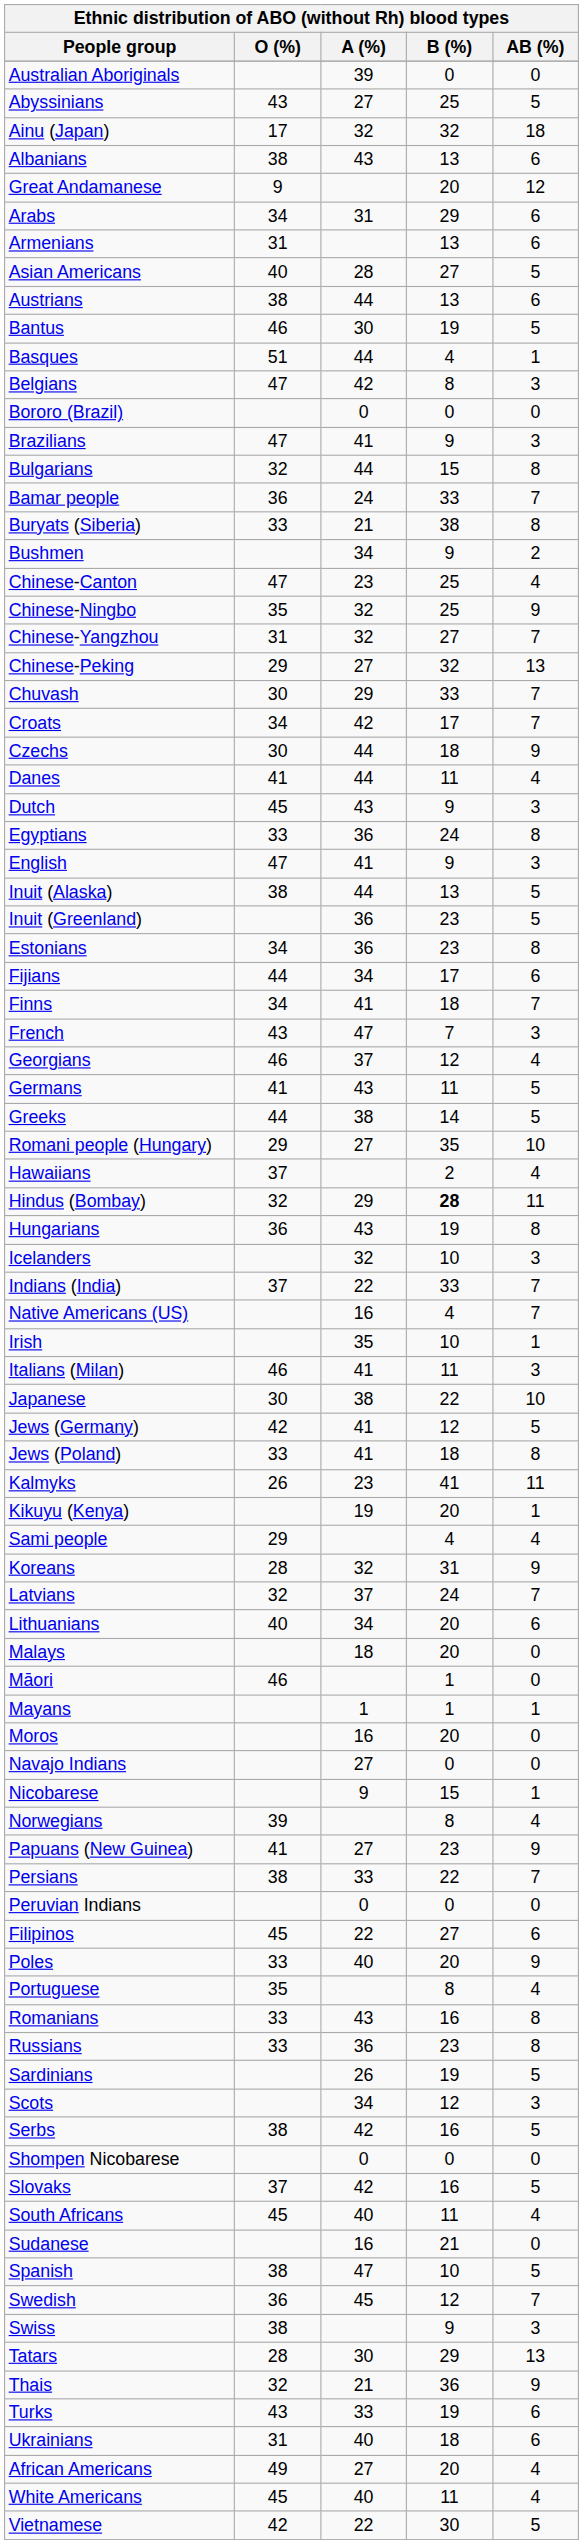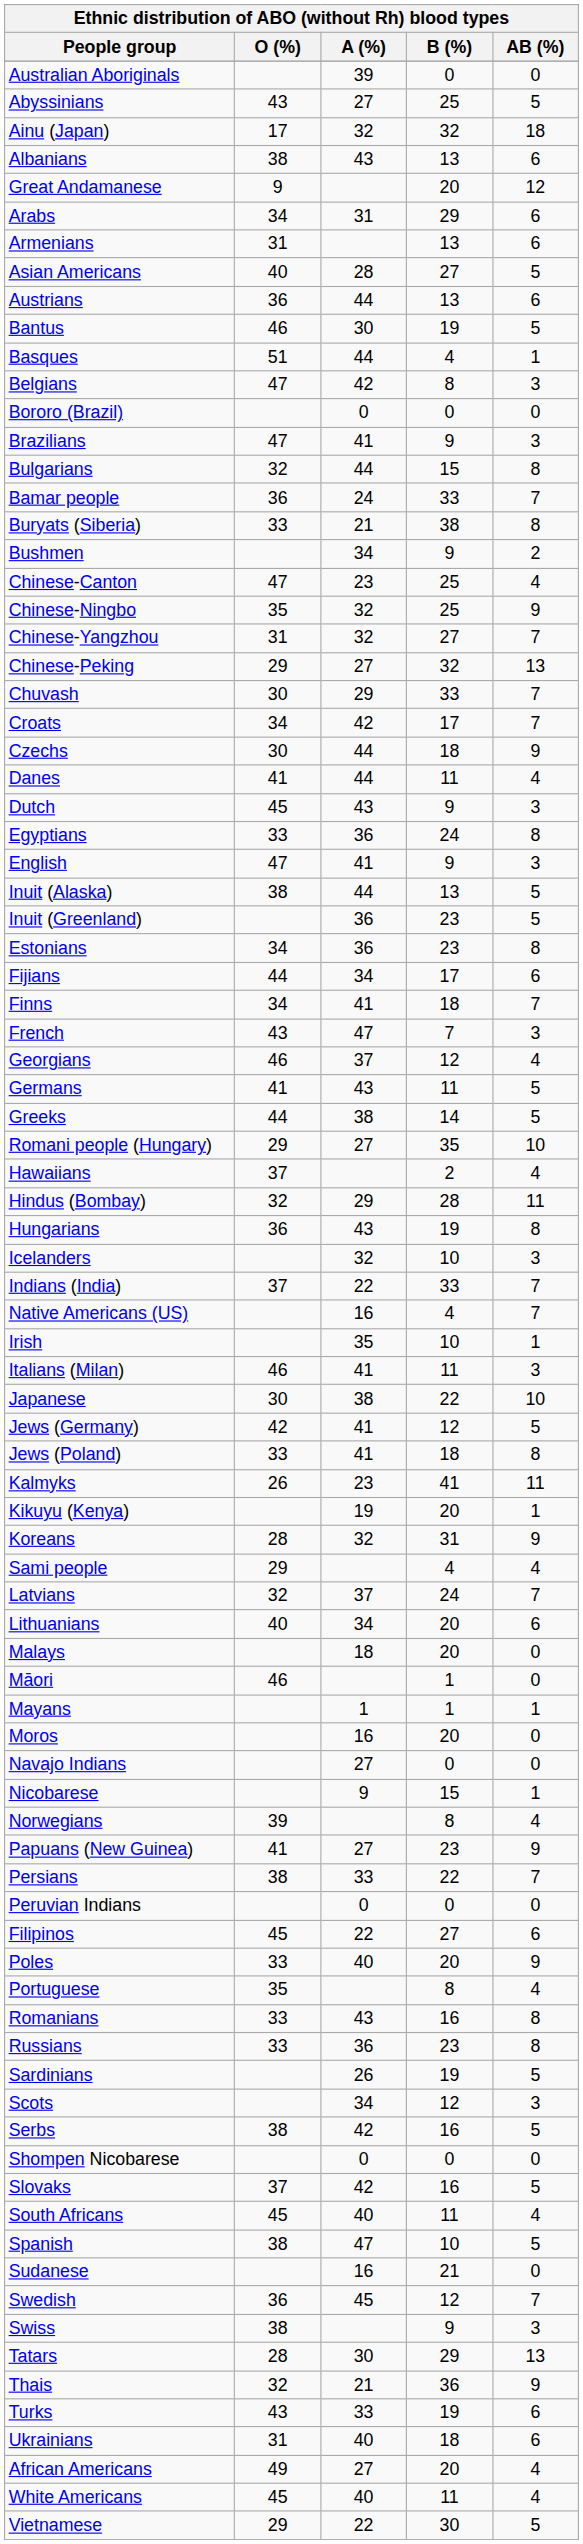(278, 300) 38 -> (278, 300) 36
(449, 1201) bold -> (449, 1201) normal
rows swapped: (42, 1567) <-> (58, 1539)
rows swapped: (41, 2271) <-> (49, 2243)
(278, 2525) 42 -> (278, 2525) 29
